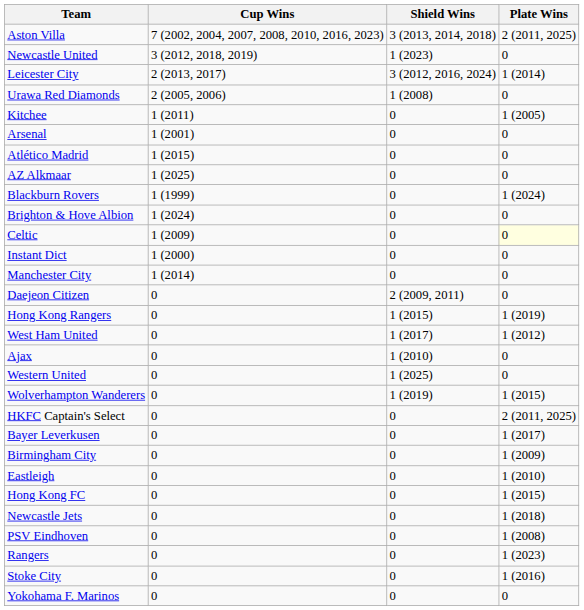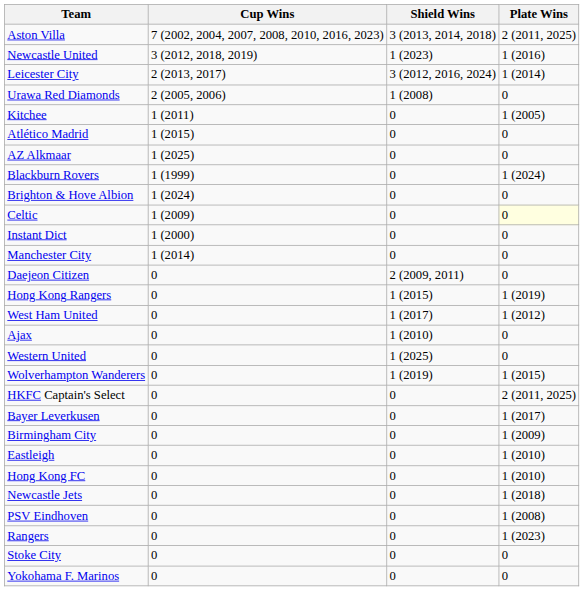(505, 54) 0 -> (523, 54) 1 (2016)
- row: (27, 134)
(523, 495) 1 (2015) -> (523, 475) 1 (2010)
(523, 575) 1 (2016) -> (505, 555) 0
